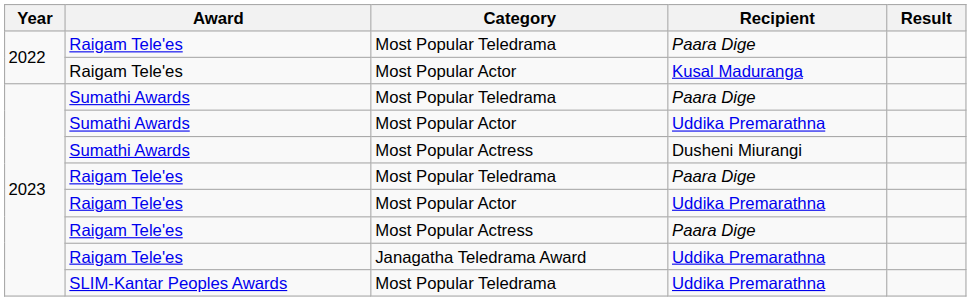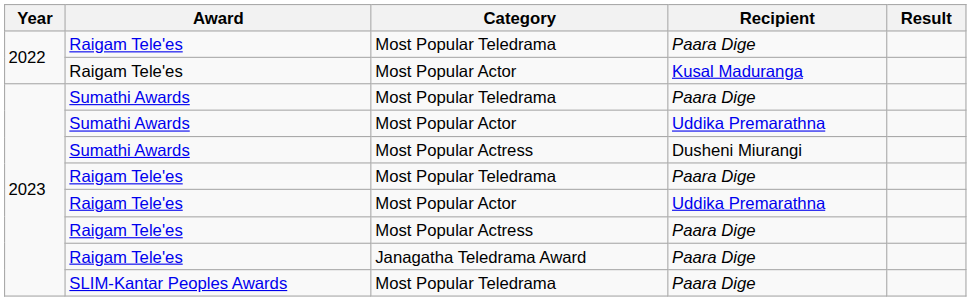(749, 256) Uddika Premarathna -> (714, 256) Paara Dige
(749, 283) Uddika Premarathna -> (714, 283) Paara Dige
